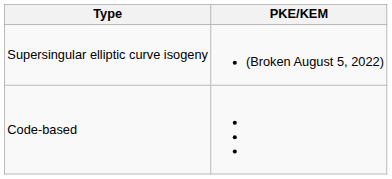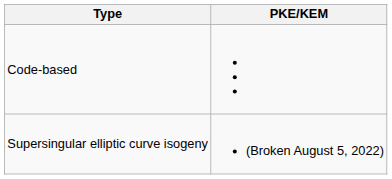rows swapped: (42, 129) <-> (108, 54)
